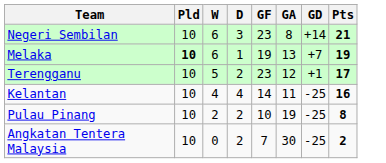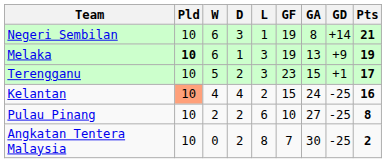+ column: (264, 14)
(264, 34) 23 -> (289, 34) 19
(315, 54) +7 -> (340, 54) +9
(289, 74) 12 -> (313, 74) 15
(189, 94) no background -> (189, 94) lightsalmon background
(264, 94) 14 -> (289, 94) 15
(289, 94) 11 -> (313, 94) 24
(289, 114) 19 -> (313, 114) 27
